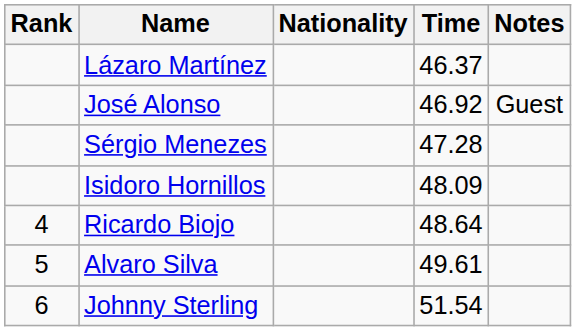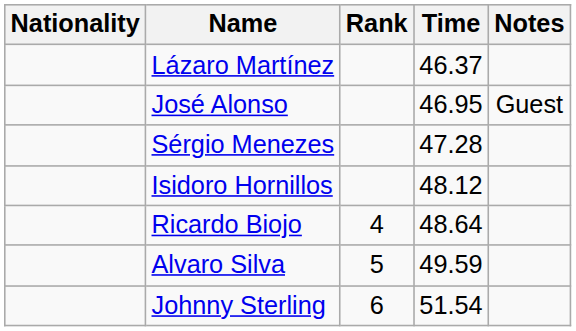columns swapped: (42, 24) <-> (343, 24)
(451, 104) 46.92 -> (451, 104) 46.95
(451, 184) 48.09 -> (451, 184) 48.12
(451, 265) 49.61 -> (451, 265) 49.59
